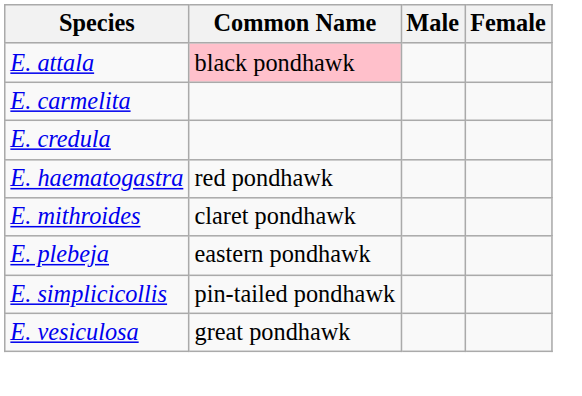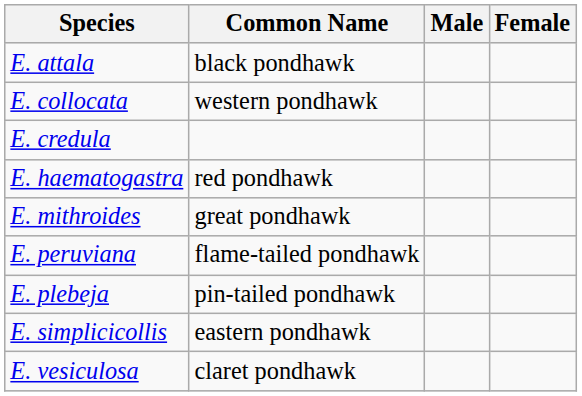(275, 62) pink background -> (275, 62) no background
- row: (70, 100)
+ row: (69, 100)
(275, 216) claret pondhawk -> (273, 216) great pondhawk
+ row: (73, 255)
(283, 255) eastern pondhawk -> (295, 293) pin-tailed pondhawk
(295, 293) pin-tailed pondhawk -> (283, 332) eastern pondhawk
(273, 332) great pondhawk -> (275, 370) claret pondhawk
